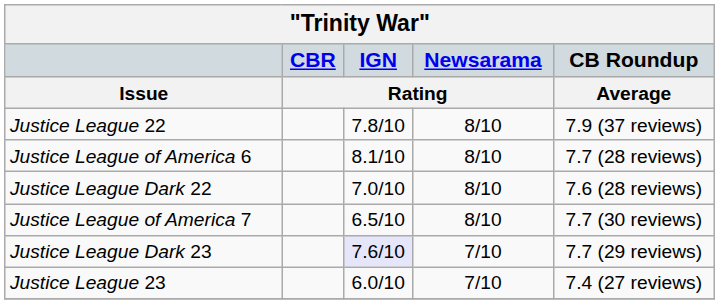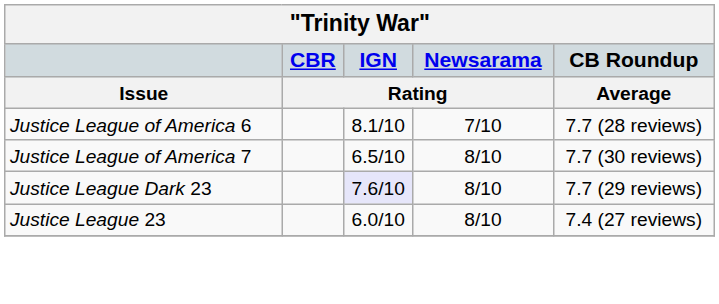- row: (88, 124)
(483, 156) 8/10 -> (483, 124) 7/10
- row: (111, 188)
(483, 251) 7/10 -> (483, 188) 8/10
(483, 283) 7/10 -> (483, 219) 8/10
